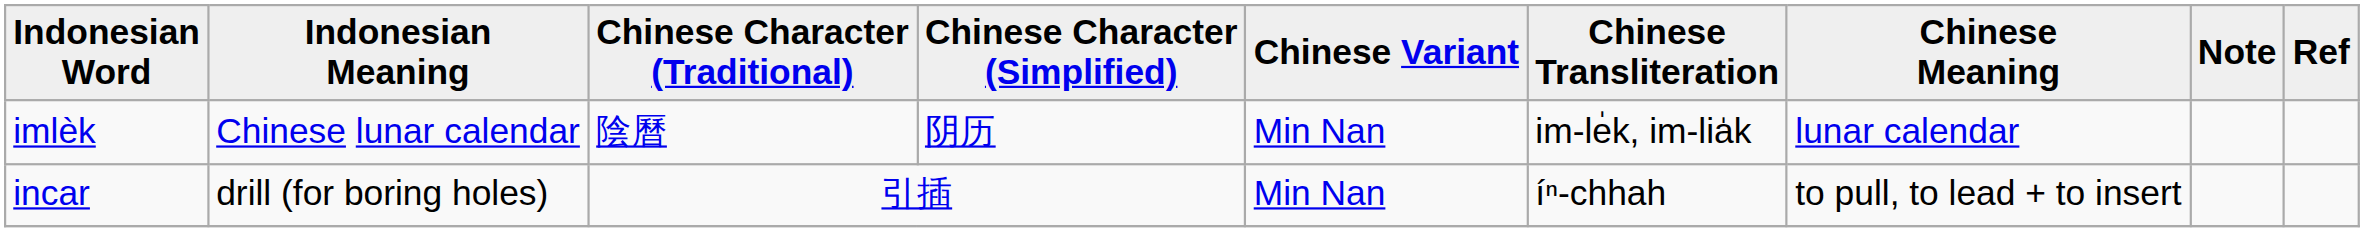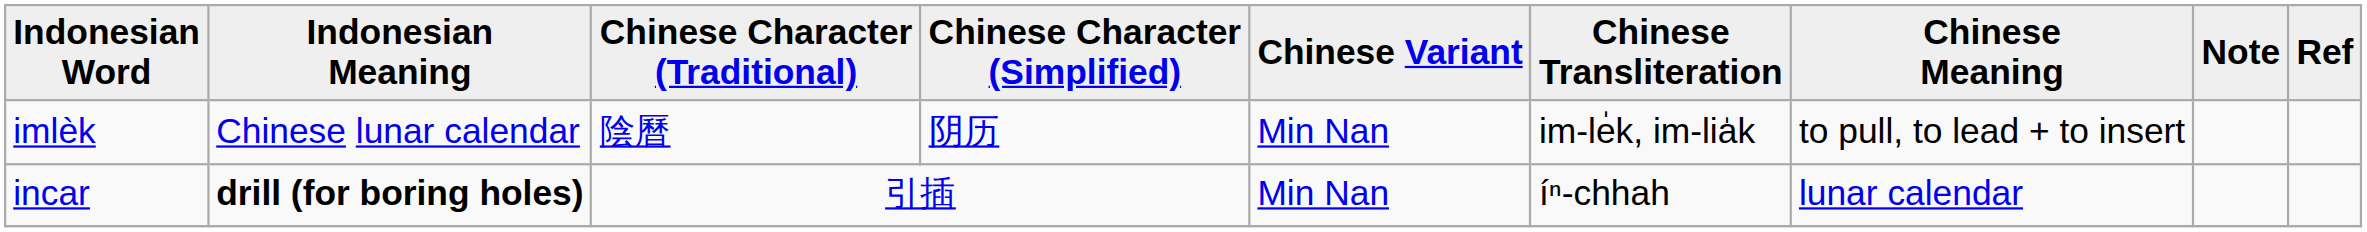(1907, 131) lunar calendar -> (1992, 131) to pull, to lead + to insert
(382, 194) normal -> (400, 194) bold
(1988, 194) to pull, to lead + to insert -> (1911, 194) lunar calendar
